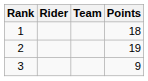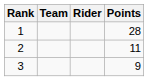columns swapped: (54, 13) <-> (87, 13)
(135, 31) 18 -> (135, 31) 28
(135, 48) 19 -> (135, 48) 11
